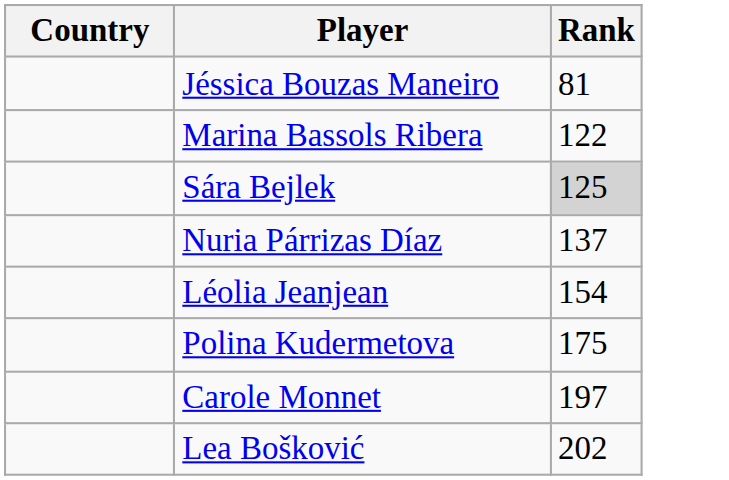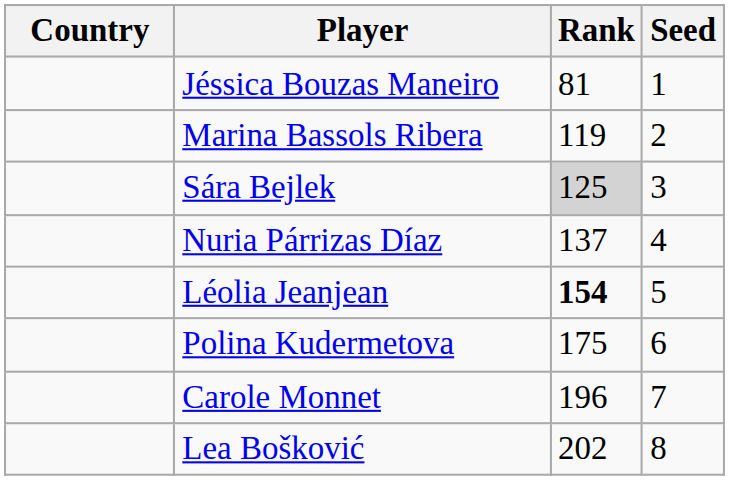+ column: (683, 30)
(583, 135) 122 -> (582, 135) 119
(583, 291) normal -> (583, 291) bold
(583, 396) 197 -> (583, 396) 196
